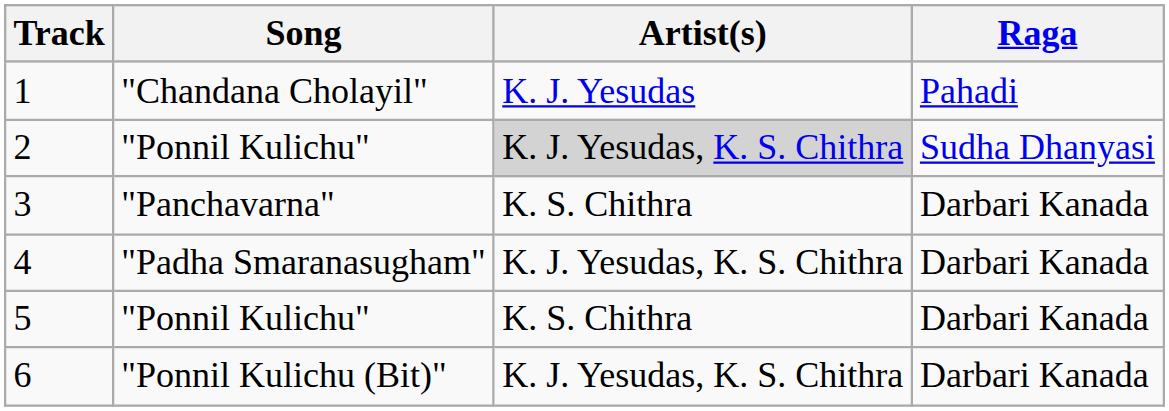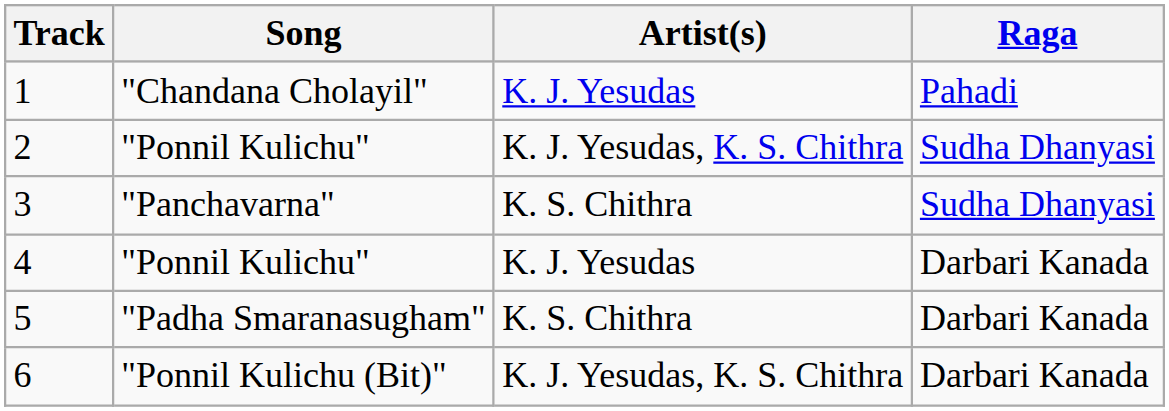(703, 147) lightgrey background -> (703, 147) no background
(1034, 204) Darbari Kanada -> (1037, 204) Sudha Dhanyasi
(304, 261) "Padha Smaranasugham" -> (246, 261) "Ponnil Kulichu"
(703, 261) K. J. Yesudas, K. S. Chithra -> (599, 261) K. J. Yesudas
(246, 318) "Ponnil Kulichu" -> (304, 318) "Padha Smaranasugham"
